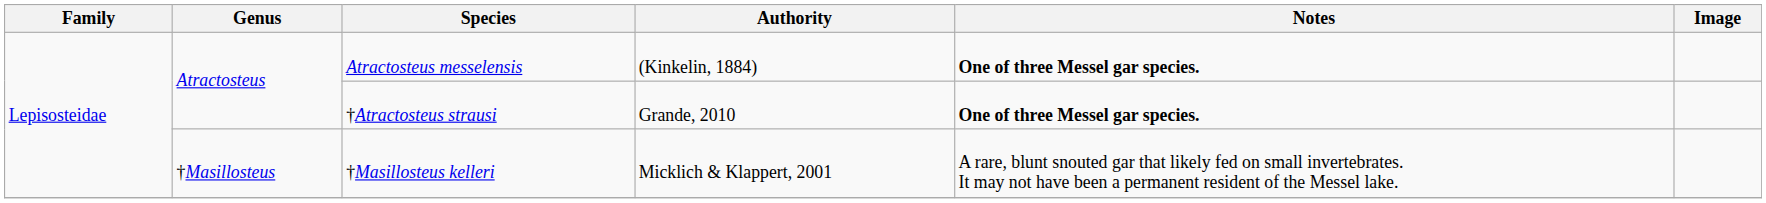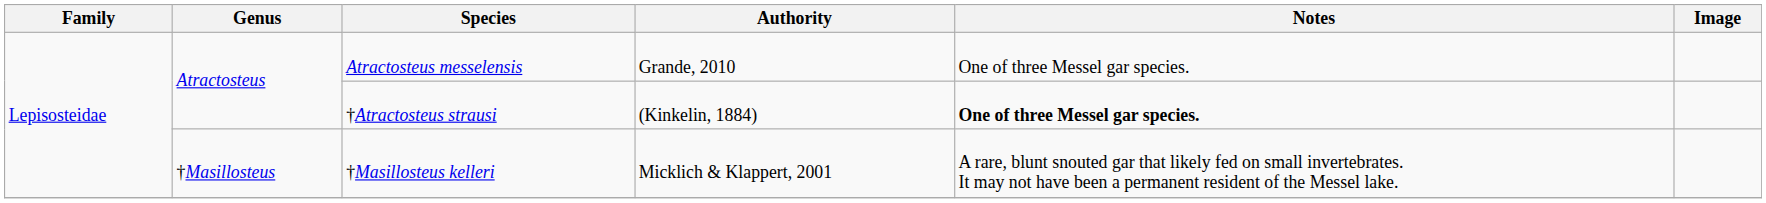(698, 66) (Kinkelin, 1884) -> (687, 66) Grande, 2010
(1079, 66) bold -> (1074, 66) normal
(687, 114) Grande, 2010 -> (698, 114) (Kinkelin, 1884)
